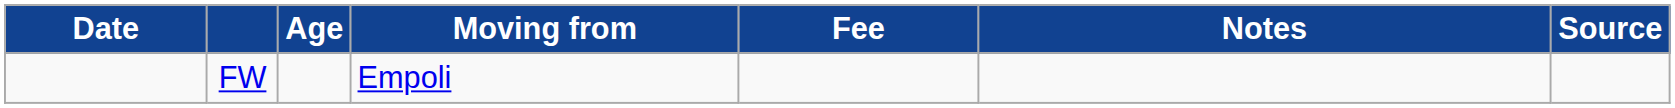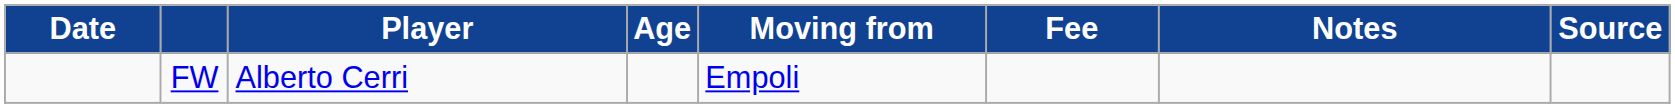+ column: (427, 28)
